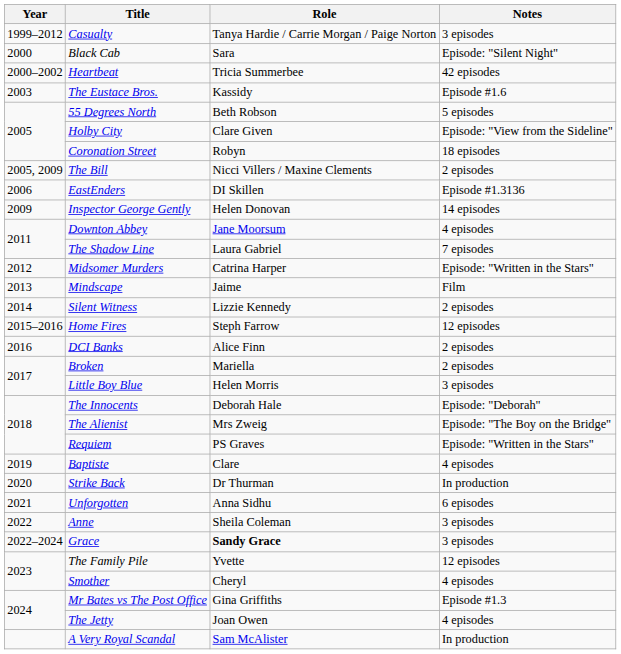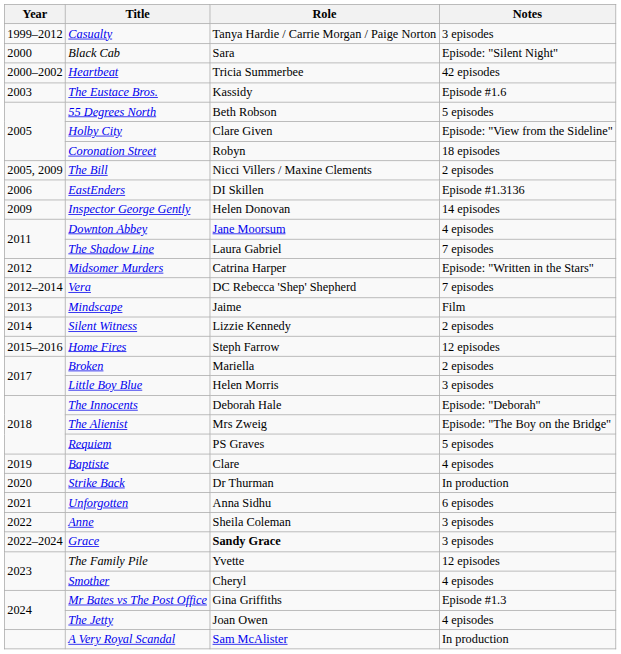+ row: (80, 287)
- row: (96, 346)
(518, 444) Episode: "Written in the Stars" -> (468, 444) 5 episodes
